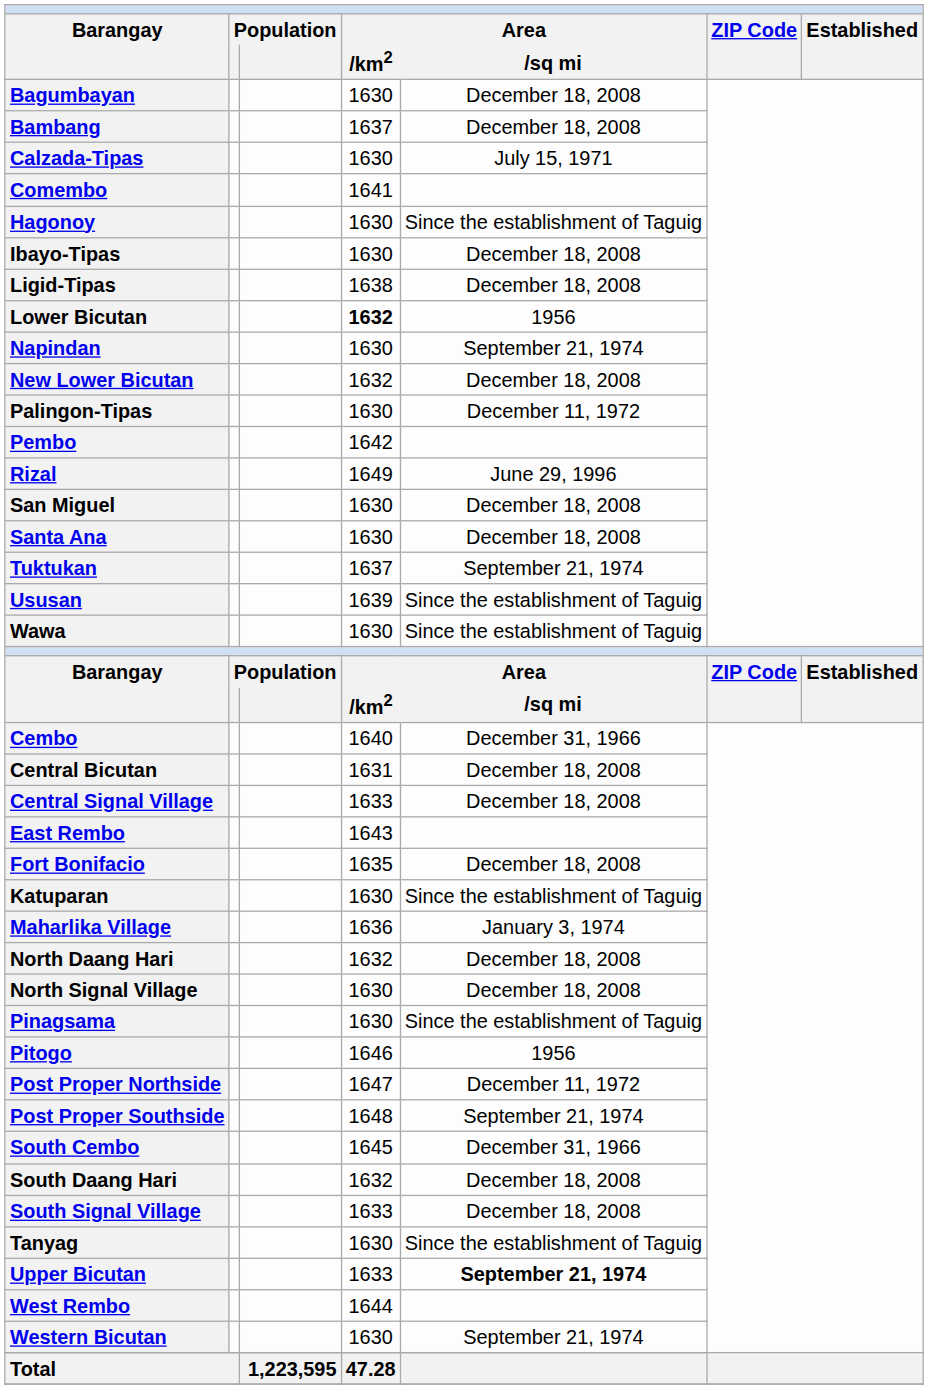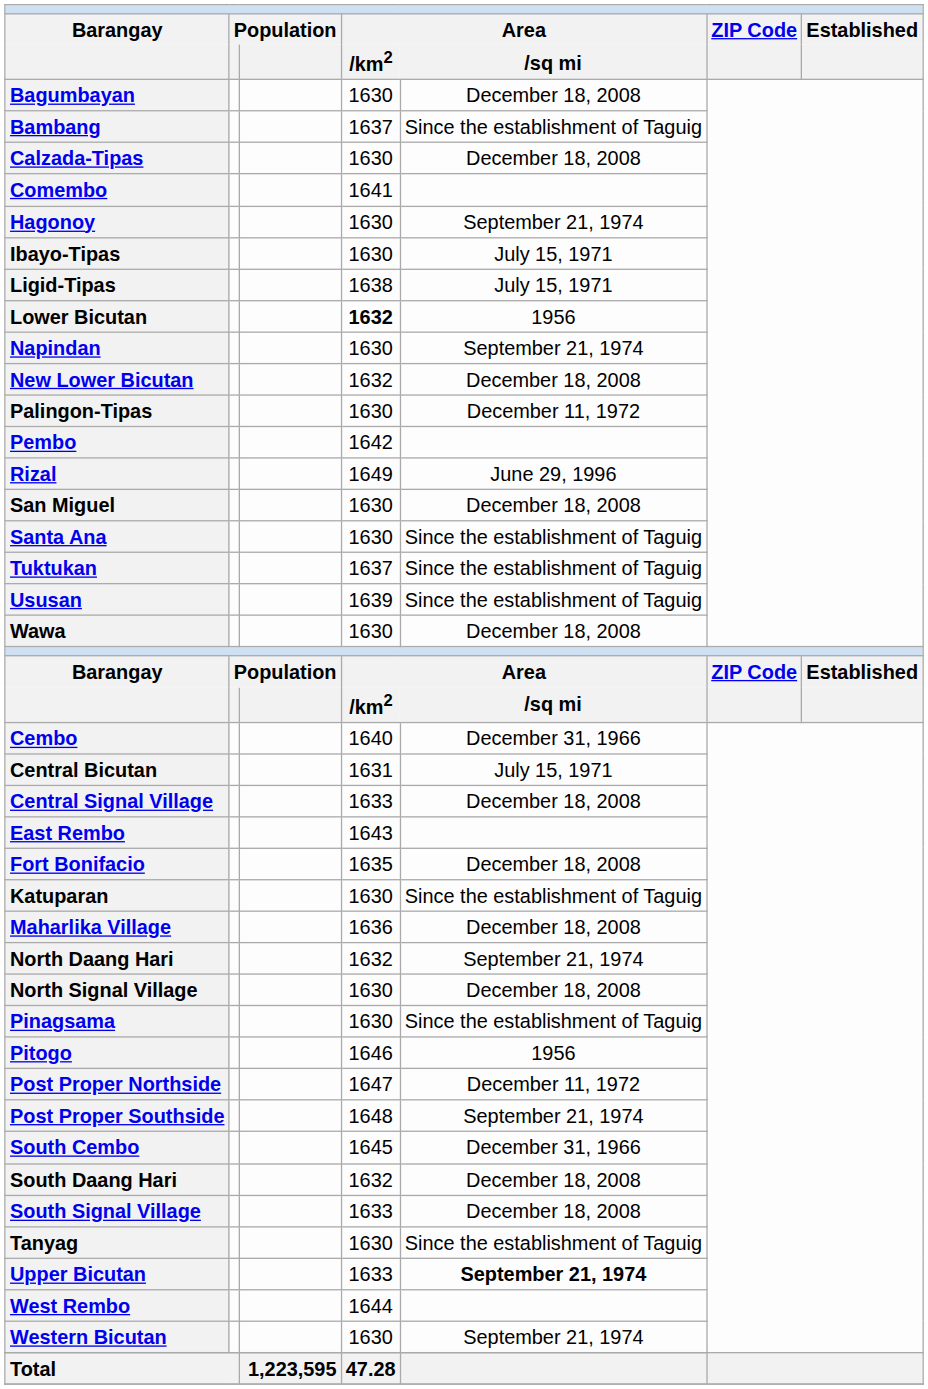(553, 127) December 18, 2008 -> (553, 127) Since the establishment of Taguig
(553, 158) July 15, 1971 -> (553, 158) December 18, 2008
(553, 222) Since the establishment of Taguig -> (553, 222) September 21, 1974
(553, 253) December 18, 2008 -> (553, 253) July 15, 1971
(553, 285) December 18, 2008 -> (553, 285) July 15, 1971
(553, 537) December 18, 2008 -> (553, 537) Since the establishment of Taguig
(553, 568) September 21, 1974 -> (553, 568) Since the establishment of Taguig
(553, 631) Since the establishment of Taguig -> (553, 631) December 18, 2008
(553, 769) December 18, 2008 -> (553, 769) July 15, 1971
(553, 927) January 3, 1974 -> (553, 927) December 18, 2008
(553, 958) December 18, 2008 -> (553, 958) September 21, 1974
